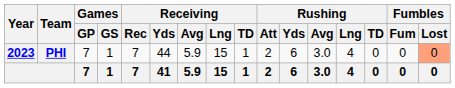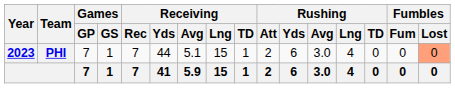(192, 53) 5.9 -> (192, 53) 5.1
